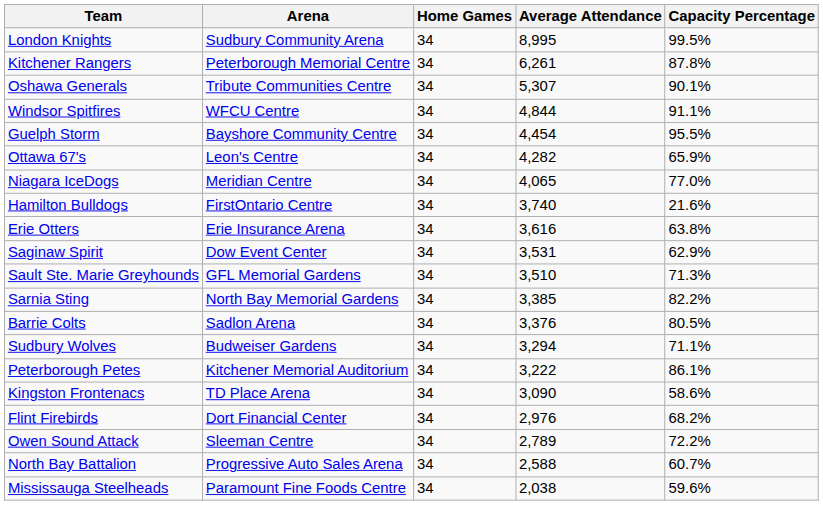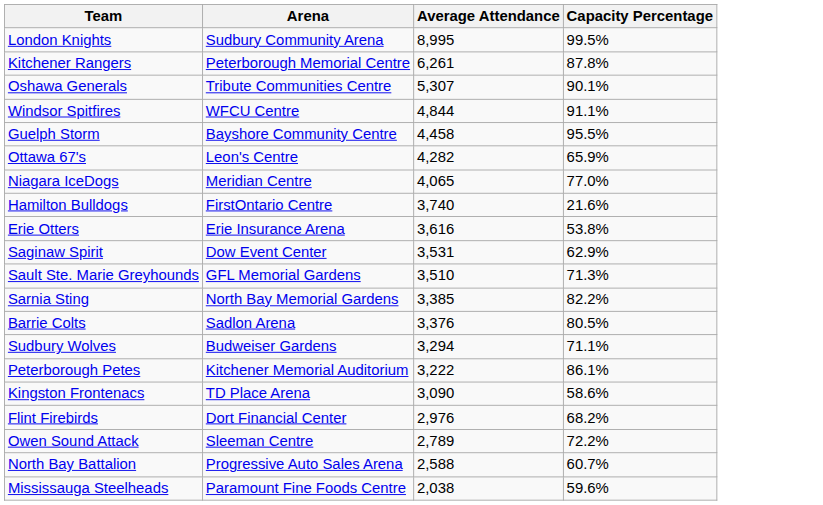- column: (465, 16)
(538, 134) 4,454 -> (436, 134) 4,458
(690, 228) 63.8% -> (588, 228) 53.8%
